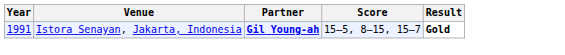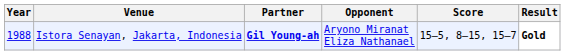+ column: (369, 13)
(19, 29) 1991 -> (19, 35) 1988
